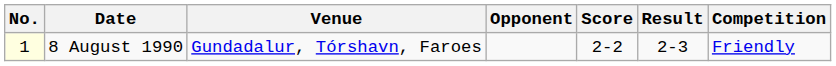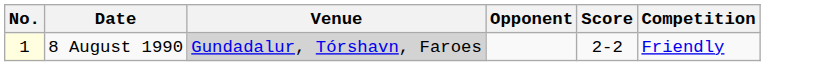- column: (673, 19)
(337, 47) no background -> (337, 47) lightgrey background
